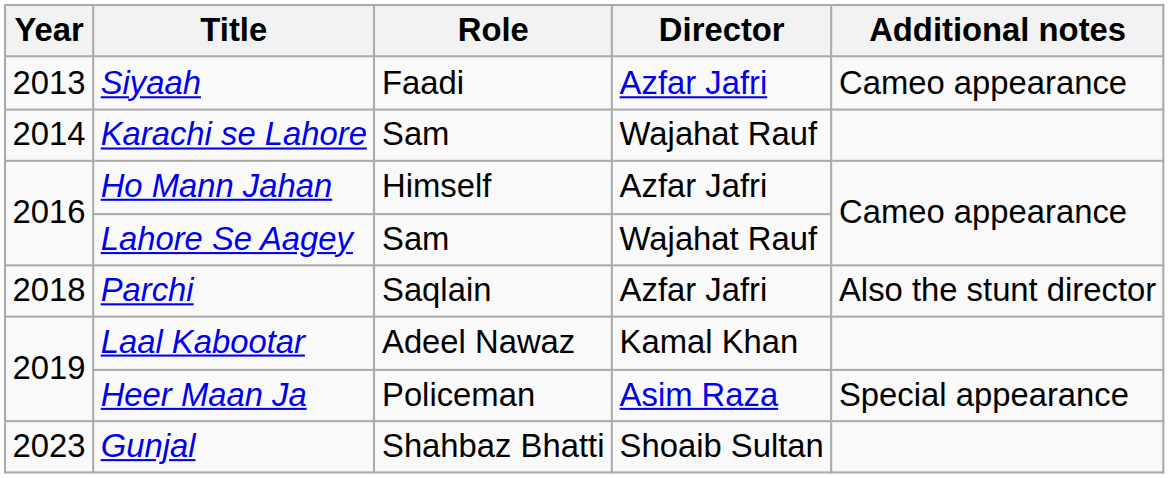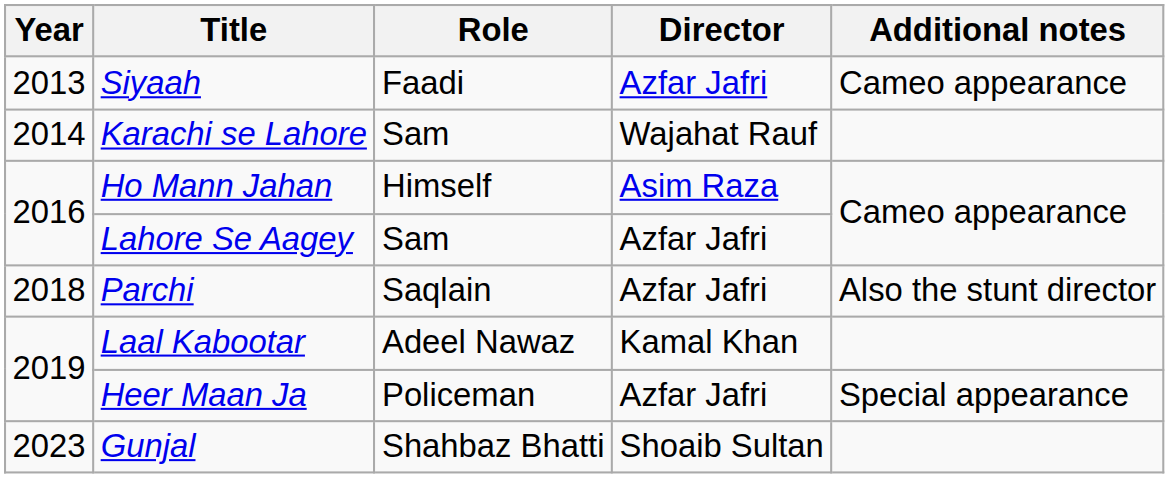(693, 186) Azfar Jafri -> (699, 186) Asim Raza
(718, 238) Wajahat Rauf -> (693, 238) Azfar Jafri
(699, 394) Asim Raza -> (693, 394) Azfar Jafri
